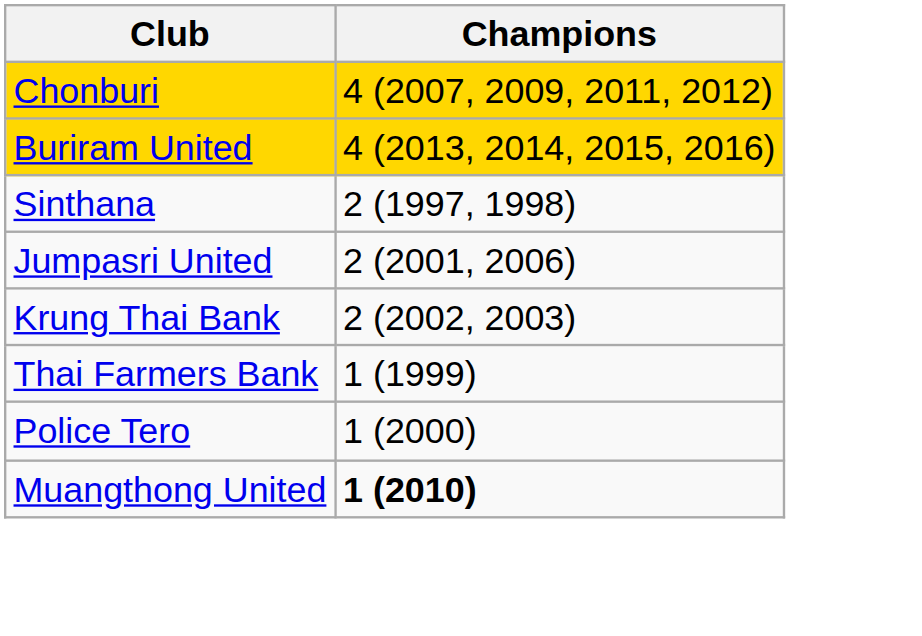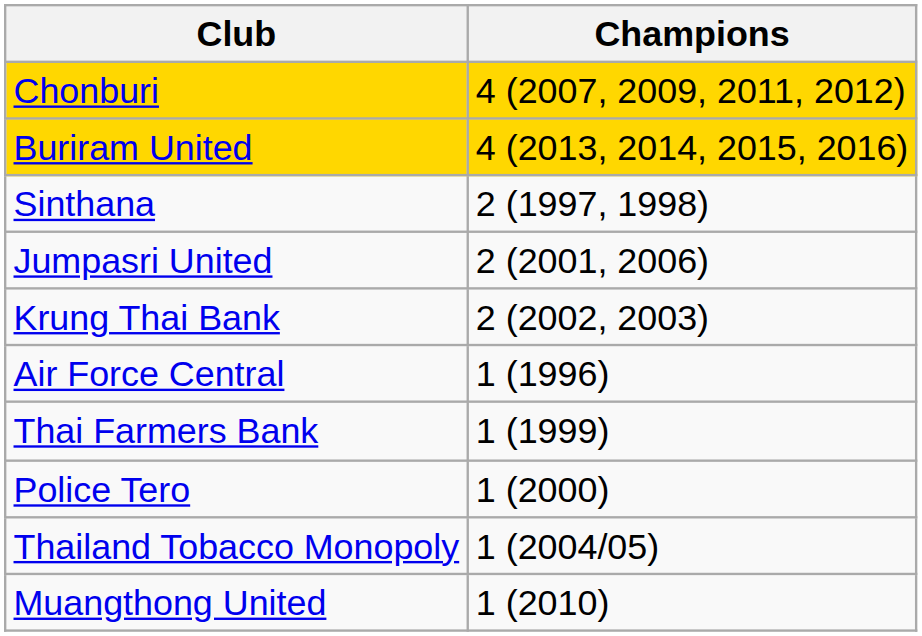+ row: (149, 374)
+ row: (236, 545)
(410, 488) bold -> (543, 602) normal
